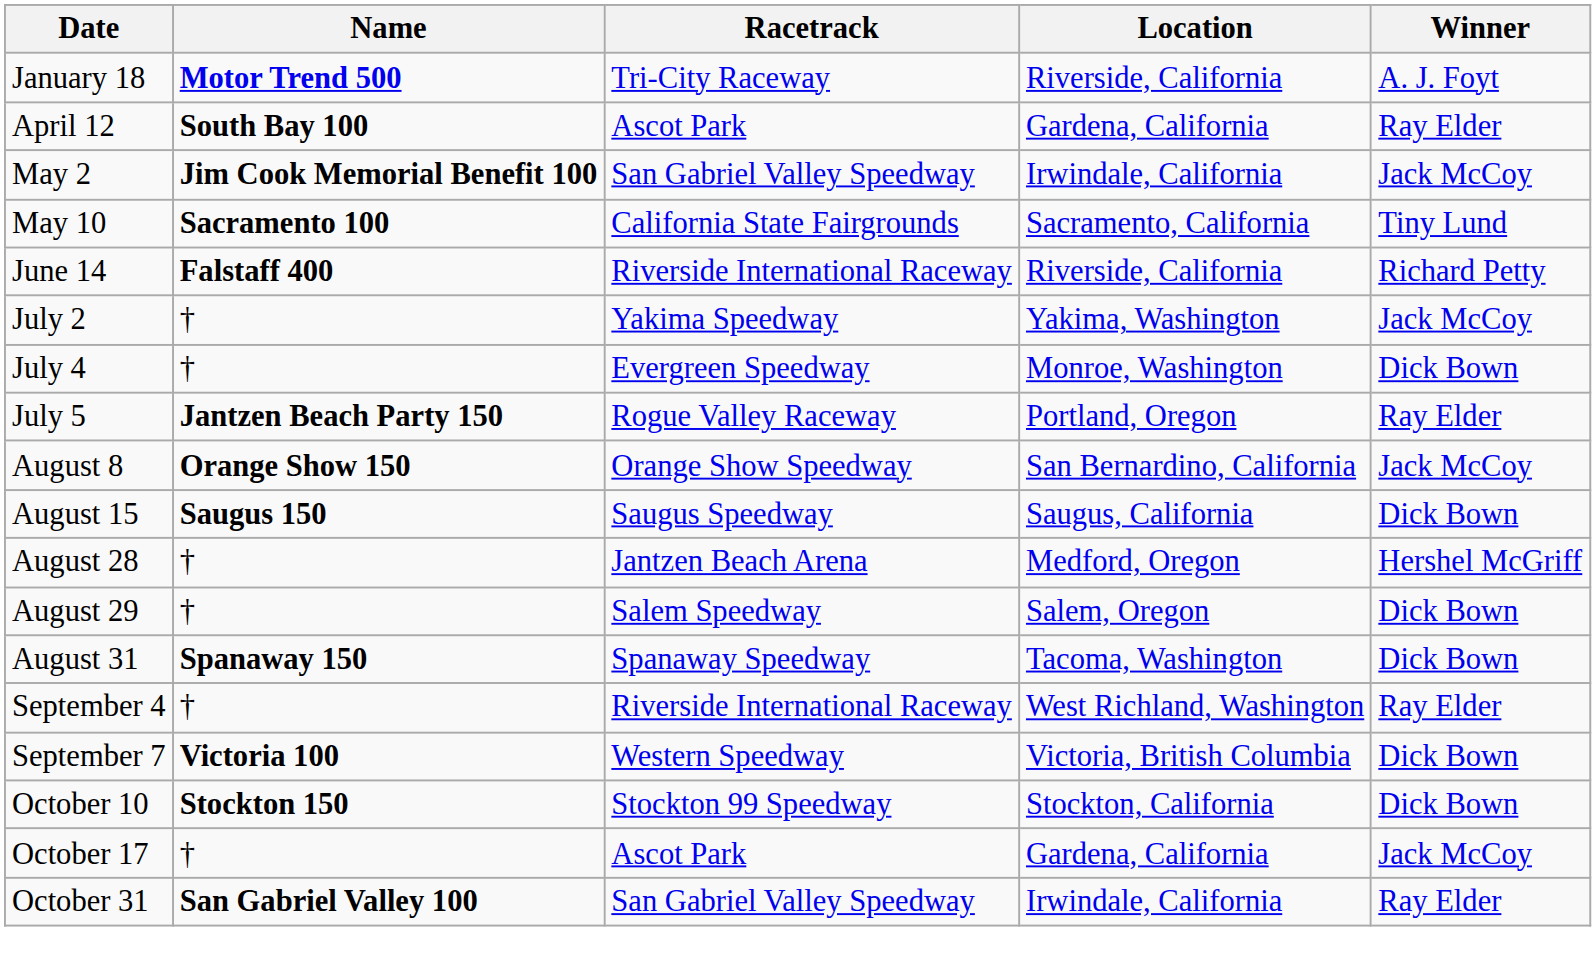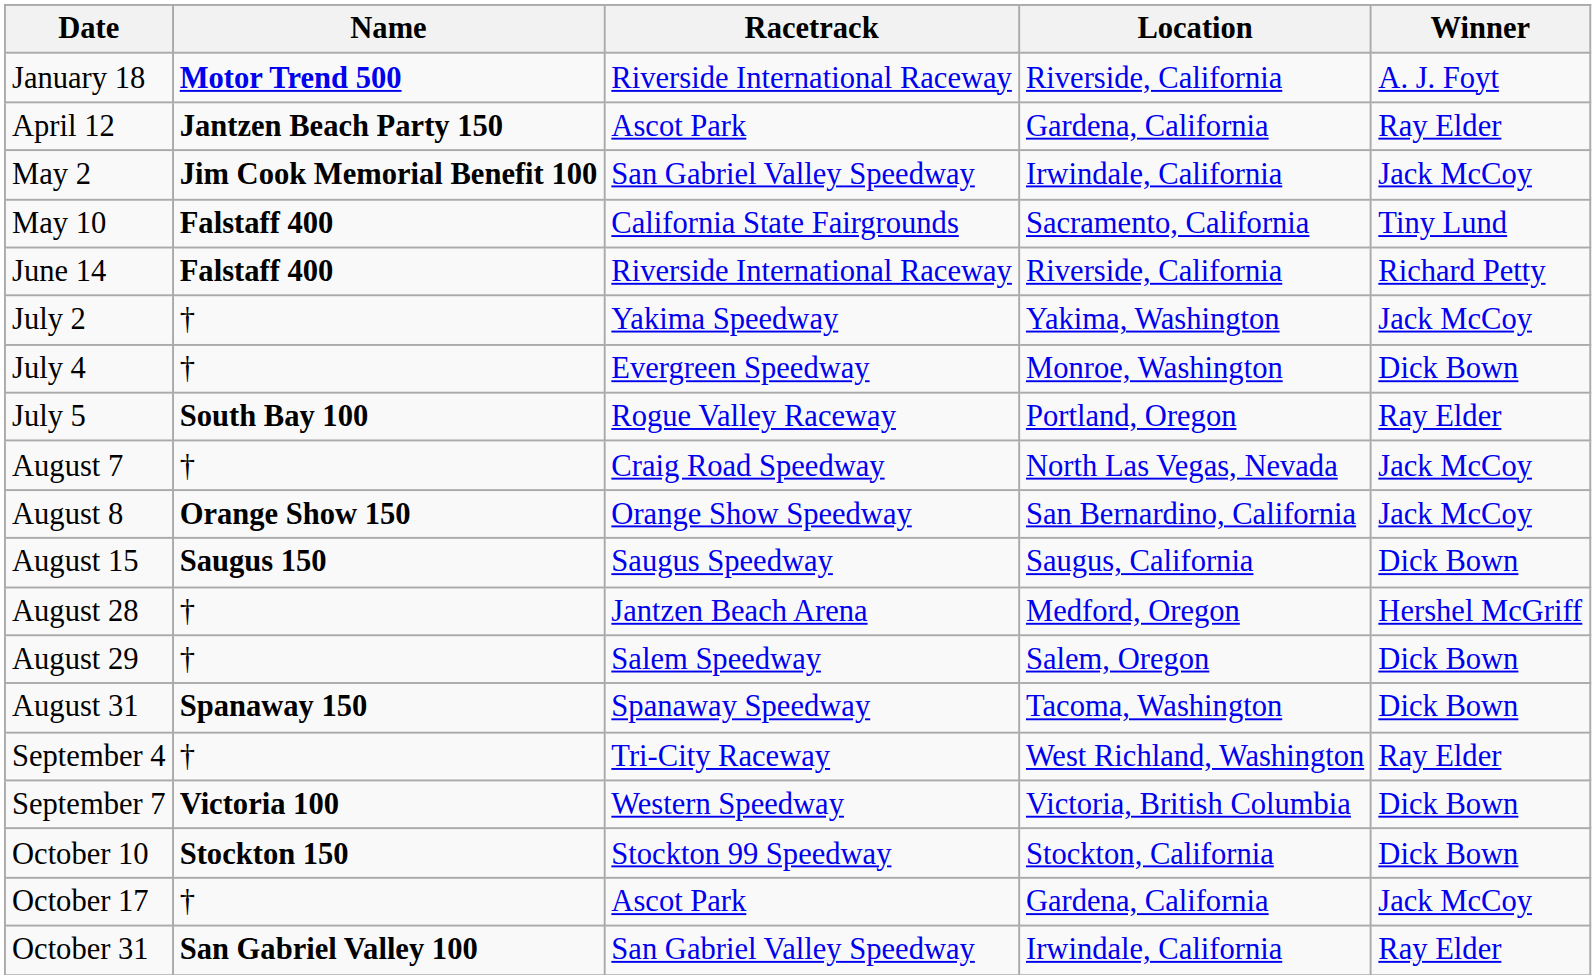(721, 77) Tri-City Raceway -> (812, 77) Riverside International Raceway
(274, 125) South Bay 100 -> (341, 125) Jantzen Beach Party 150
(285, 222) Sacramento 100 -> (257, 222) Falstaff 400
(341, 416) Jantzen Beach Party 150 -> (274, 416) South Bay 100
+ row: (68, 464)
(812, 707) Riverside International Raceway -> (721, 755) Tri-City Raceway
